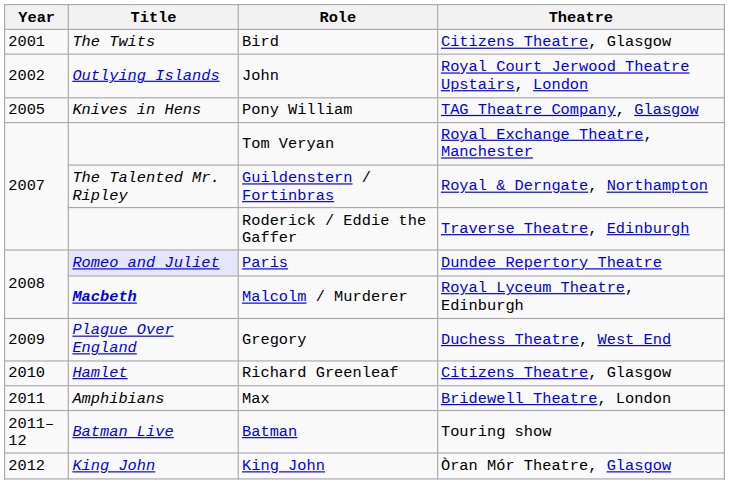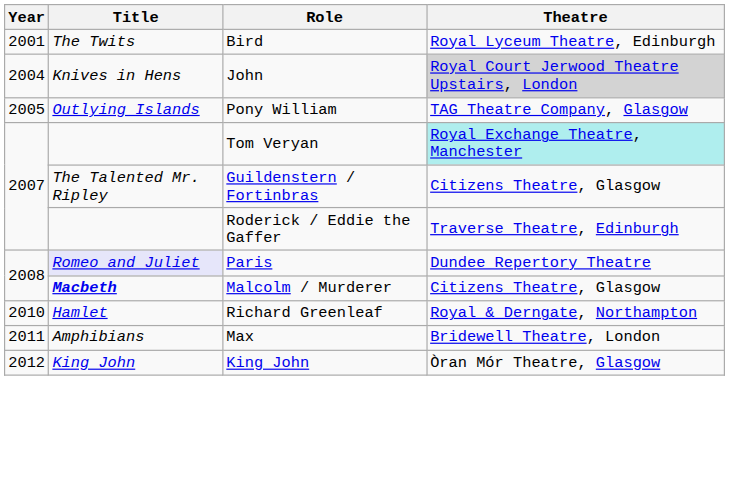(556, 42) Citizens Theatre, Glasgow -> (573, 42) Royal Lyceum Theatre, Edinburgh
(27, 76) 2002 -> (27, 76) 2004
(146, 76) Outlying Islands -> (117, 76) Knives in Hens
(565, 76) no background -> (554, 76) lightgrey background
(137, 110) Knives in Hens -> (126, 110) Outlying Islands
(547, 144) no background -> (536, 144) paleturquoise background
(574, 186) Royal & Derngate, Northampton -> (545, 186) Citizens Theatre, Glasgow
(538, 297) Royal Lyceum Theatre, Edinburgh -> (545, 288) Citizens Theatre, Glasgow
- row: (274, 339)
(556, 373) Citizens Theatre, Glasgow -> (564, 313) Royal & Derngate, Northampton
- row: (270, 432)
